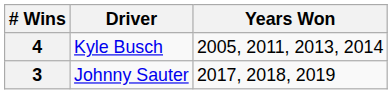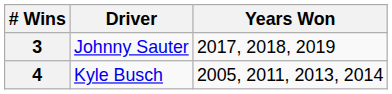rows swapped: (37, 47) <-> (37, 75)
